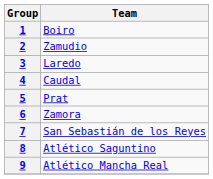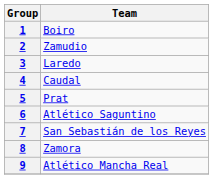(62, 115) Zamora -> (99, 115) Atlético Saguntino
(99, 148) Atlético Saguntino -> (62, 148) Zamora
